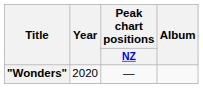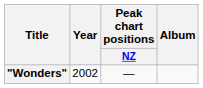(85, 74) 2020 -> (85, 74) 2002
